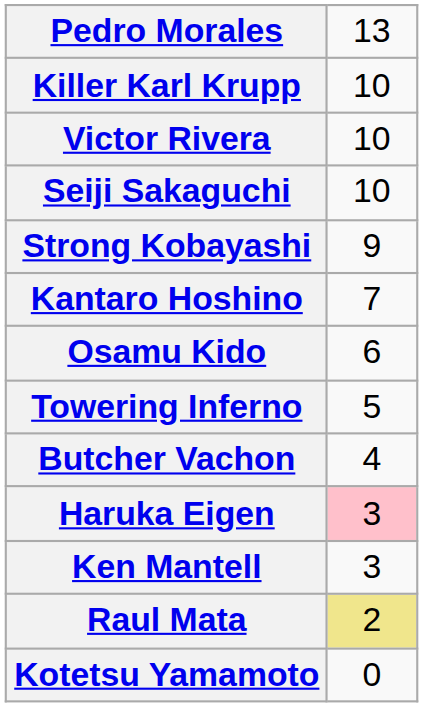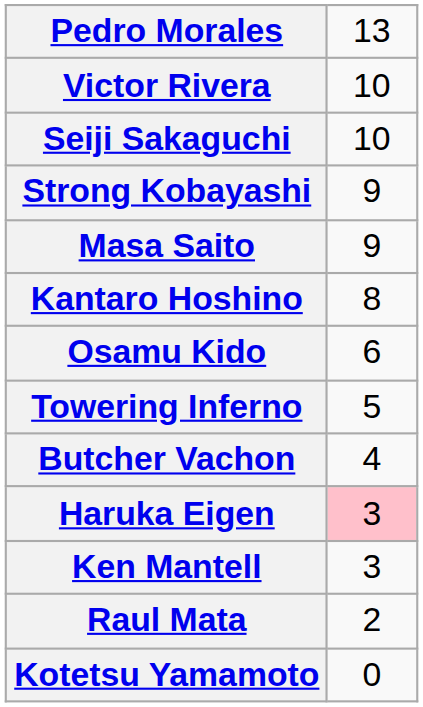- row: (167, 84)
+ row: (167, 245)
(372, 298) 7 -> (372, 298) 8
(372, 620) khaki background -> (372, 620) no background
